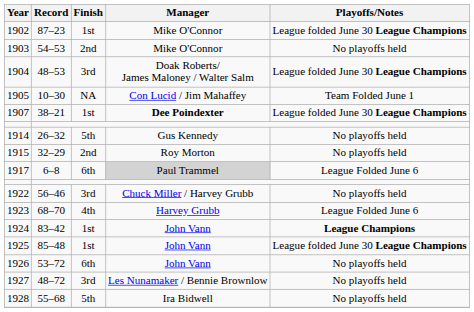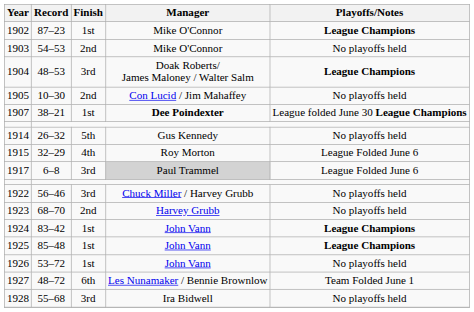(370, 30) League folded June 30 League Champions -> (370, 30) League Champions
(370, 71) League folded June 30 League Champions -> (370, 71) League Champions
(88, 95) NA -> (88, 95) 2nd
(370, 95) Team Folded June 1 -> (370, 95) No playoffs held
(88, 153) 2nd -> (88, 153) 4th
(370, 153) No playoffs held -> (370, 153) League Folded June 6
(88, 170) 6th -> (88, 170) 3rd
(88, 210) 4th -> (88, 210) 2nd
(370, 210) League Folded June 6 -> (370, 210) No playoffs held
(370, 245) League folded June 30 League Champions -> (370, 245) League Champions
(88, 263) 6th -> (88, 263) 1st
(88, 280) 3rd -> (88, 280) 6th
(370, 280) No playoffs held -> (370, 280) Team Folded June 1
(88, 298) 5th -> (88, 298) 3rd
